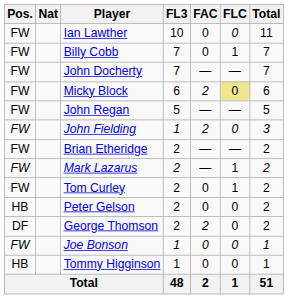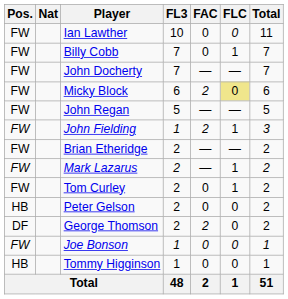(235, 129) 0 -> (235, 129) 1
